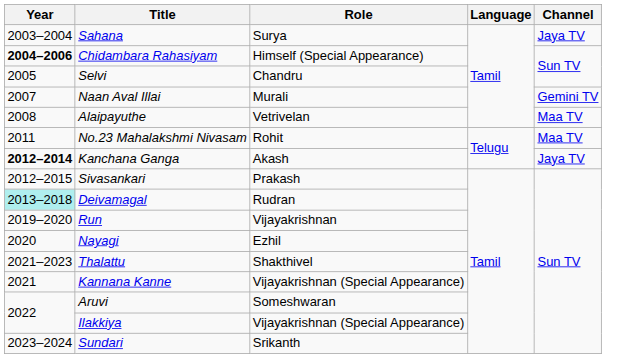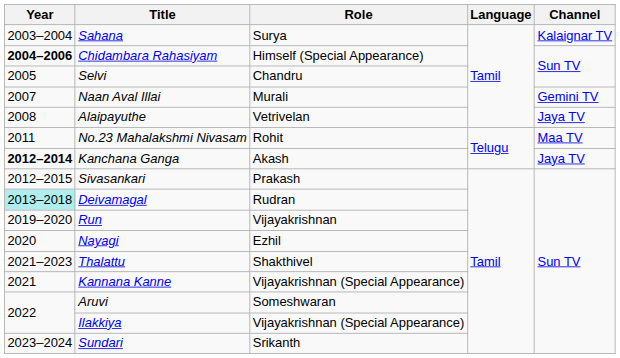(561, 35) Jaya TV -> (575, 35) Kalaignar TV
(560, 117) Maa TV -> (561, 117) Jaya TV
